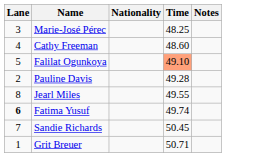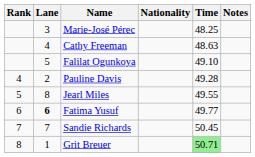+ column: (19, 12)
(178, 45) 48.60 -> (207, 45) 48.63
(178, 62) lightsalmon background -> (207, 62) no background
(178, 111) 49.74 -> (207, 111) 49.77
(178, 144) no background -> (207, 144) lightgreen background
